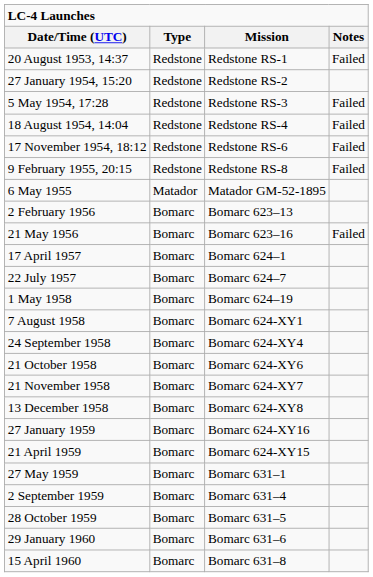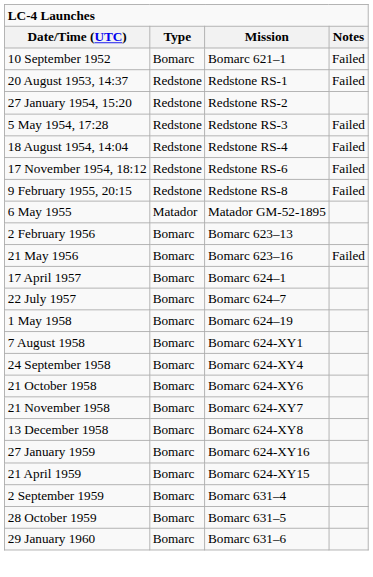+ row: (59, 59)
- row: (43, 473)
- row: (44, 560)
